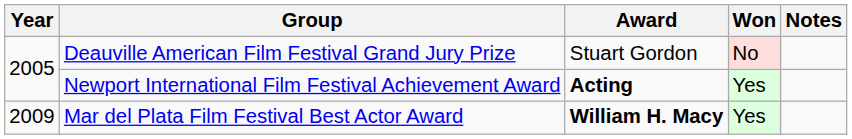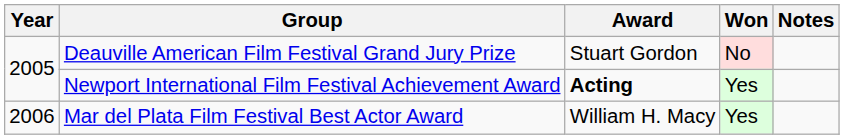(32, 117) 2009 -> (32, 117) 2006
(647, 117) bold -> (643, 117) normal
